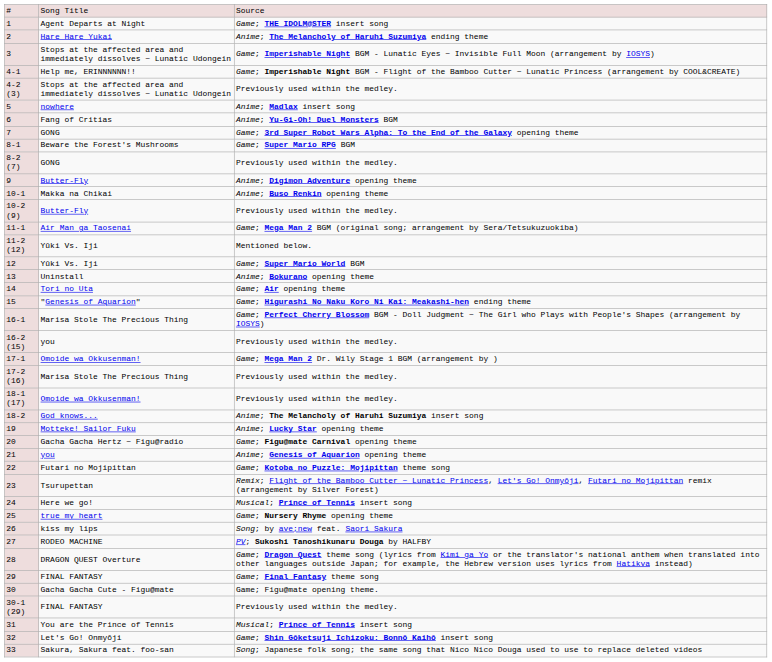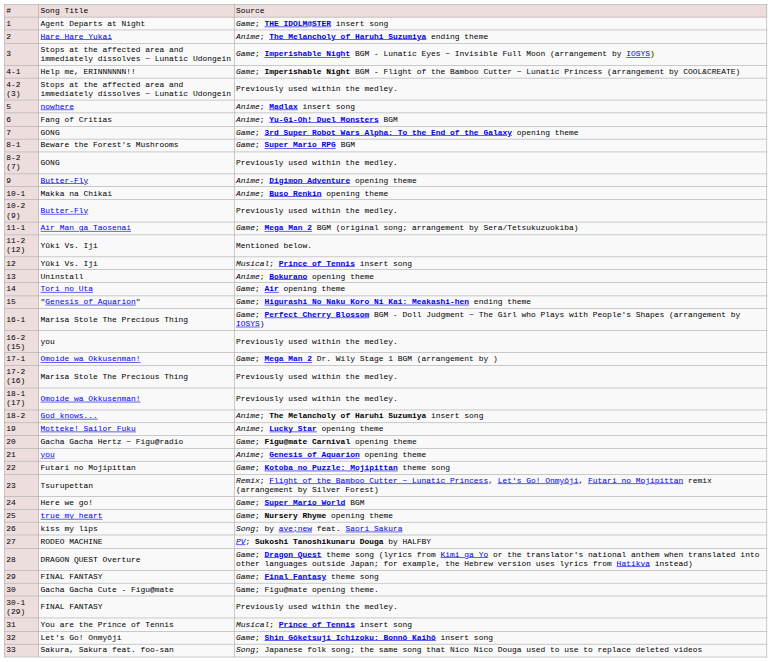(300, 263) Game; Super Mario World BGM -> (324, 263) Musical; Prince of Tennis insert song
(324, 503) Musical; Prince of Tennis insert song -> (300, 503) Game; Super Mario World BGM
